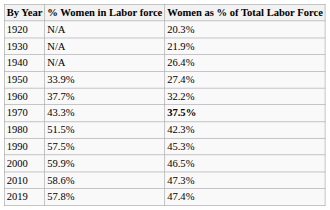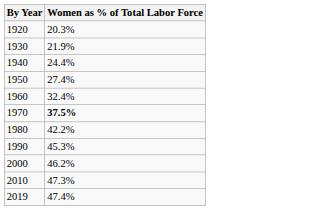- column: (105, 12)
(181, 63) 26.4% -> (61, 63) 24.4%
(181, 96) 32.2% -> (61, 96) 32.4%
(181, 130) 42.3% -> (61, 130) 42.2%
(181, 163) 46.5% -> (61, 163) 46.2%
